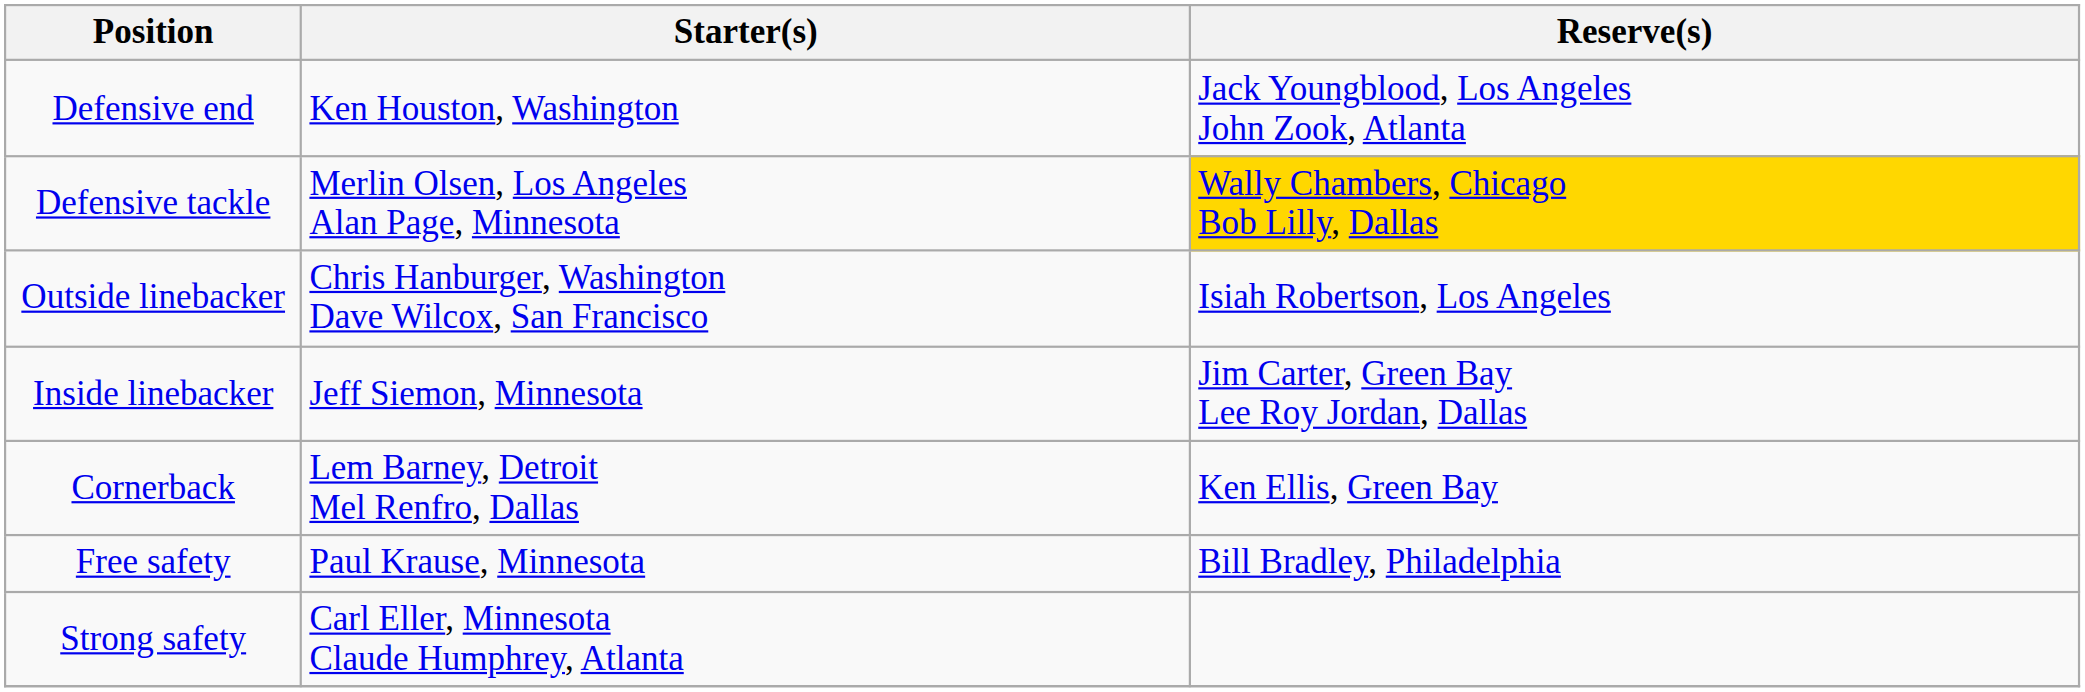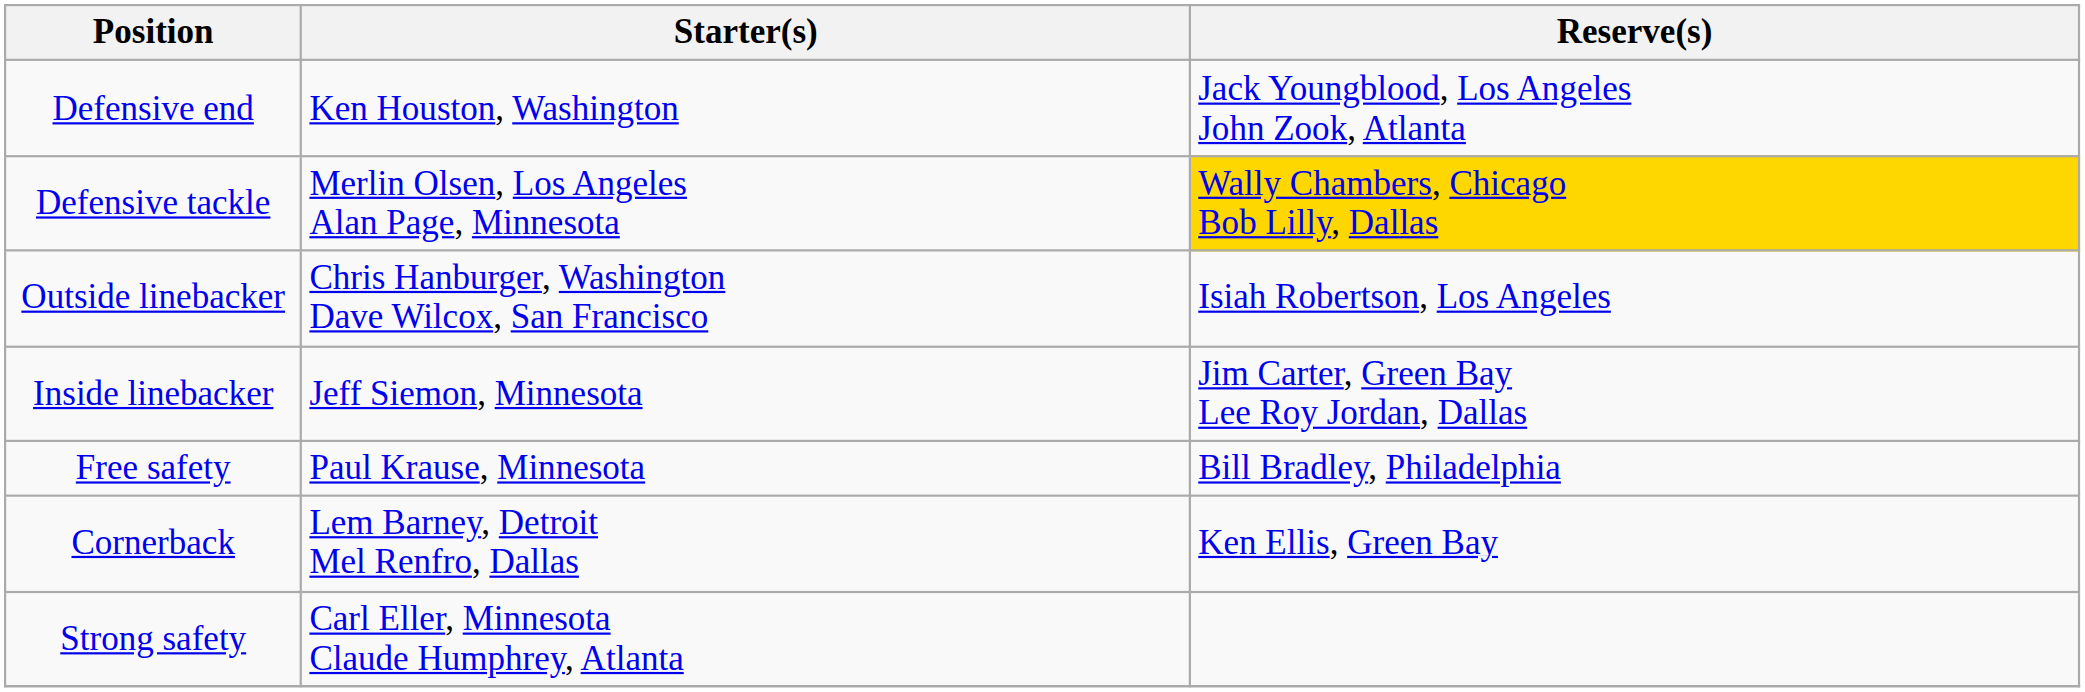rows swapped: (153, 487) <-> (153, 562)
